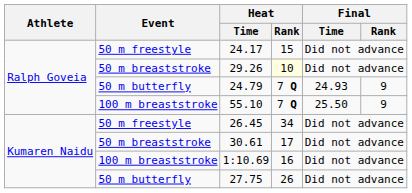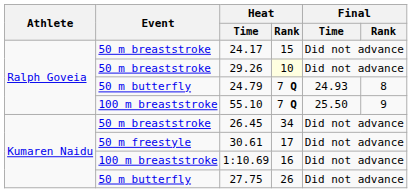(145, 49) 50 m freestyle -> (155, 49) 50 m breaststroke
(384, 86) 9 -> (384, 86) 8
(145, 123) 50 m freestyle -> (155, 123) 50 m breaststroke
(155, 142) 50 m breaststroke -> (145, 142) 50 m freestyle
